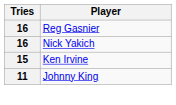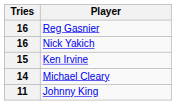+ row: (76, 76)
